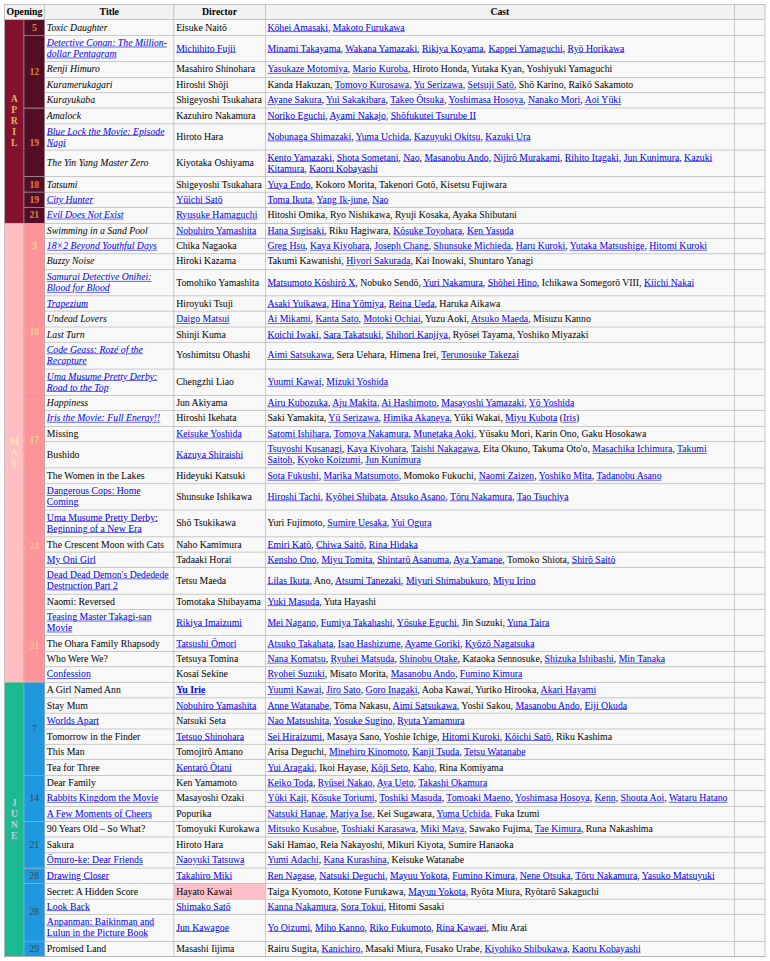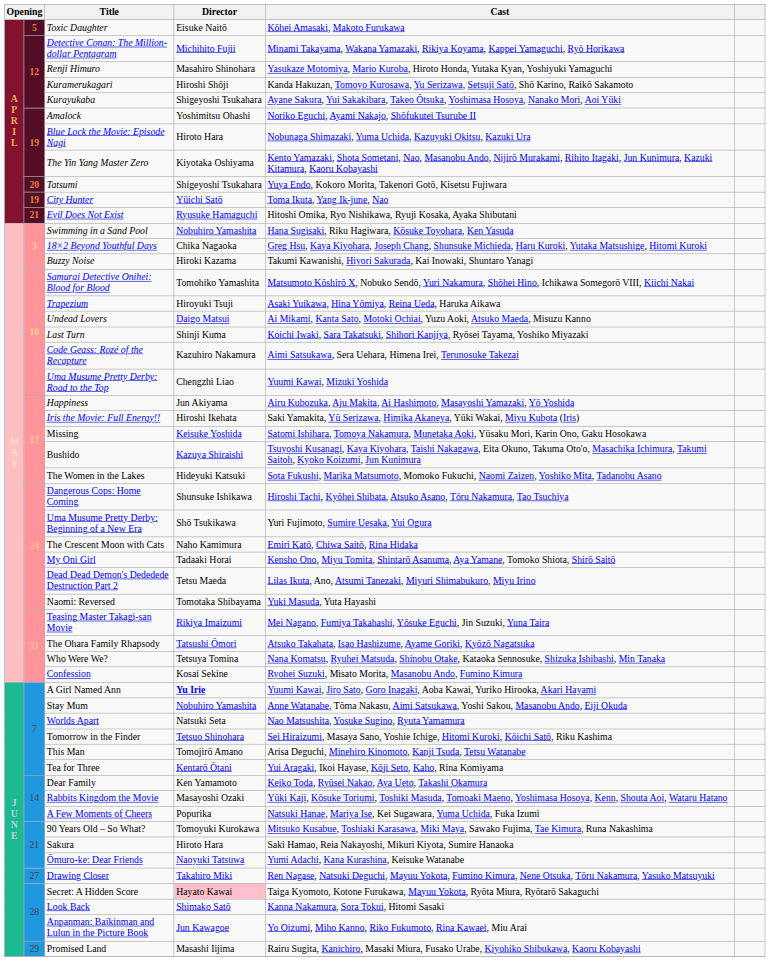(216, 116) Kazuhiro Nakamura -> (213, 116) Yoshimitsu Ohashi
(34, 184) 18 -> (34, 184) 20
(213, 355) Yoshimitsu Ohashi -> (216, 355) Kazuhiro Nakamura
(34, 875) 28 -> (34, 875) 27
